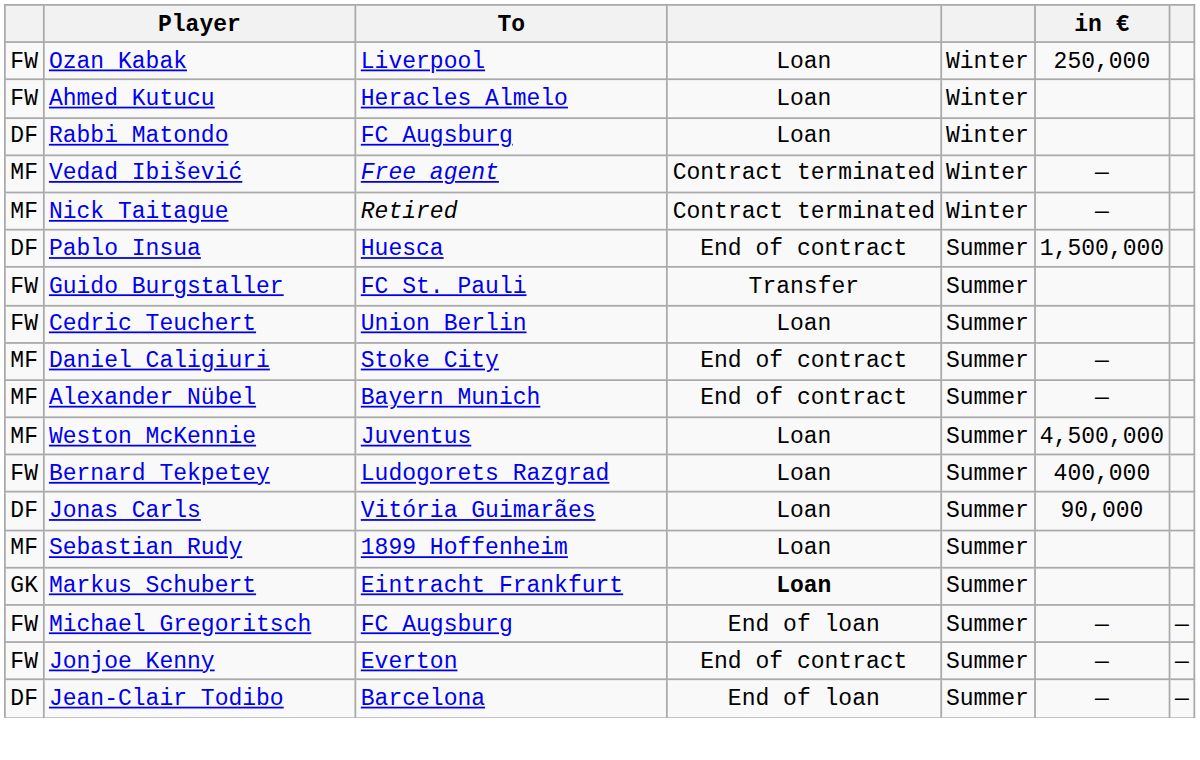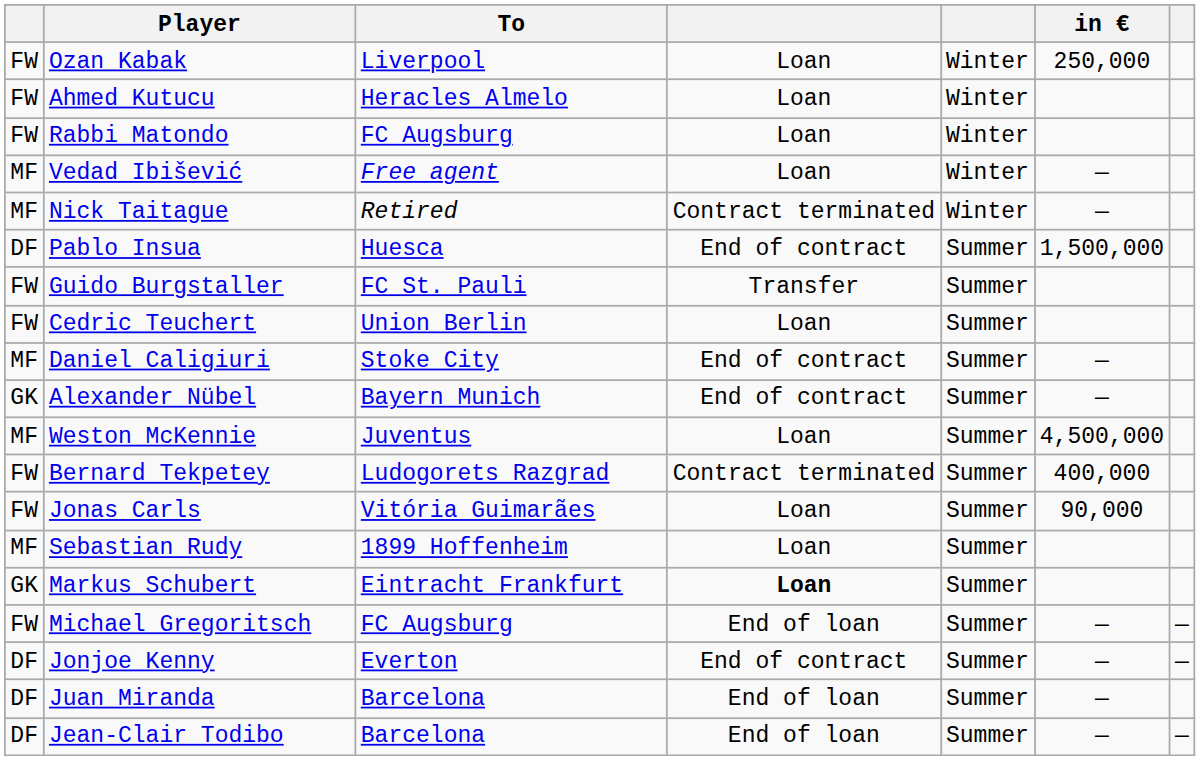(24, 136) DF -> (24, 136) FW
(804, 174) Contract terminated -> (804, 174) Loan
(24, 399) MF -> (24, 399) GK
(804, 474) Loan -> (804, 474) Contract terminated
(24, 511) DF -> (24, 511) FW
(24, 661) FW -> (24, 661) DF
+ row: (132, 699)
